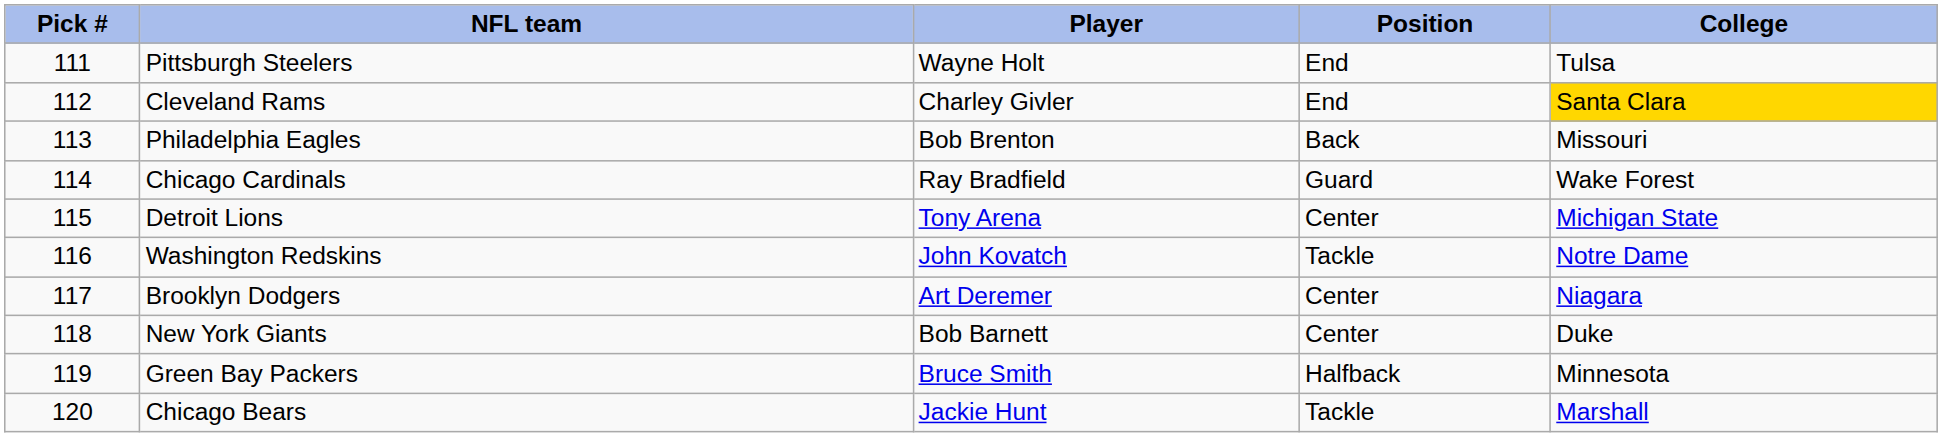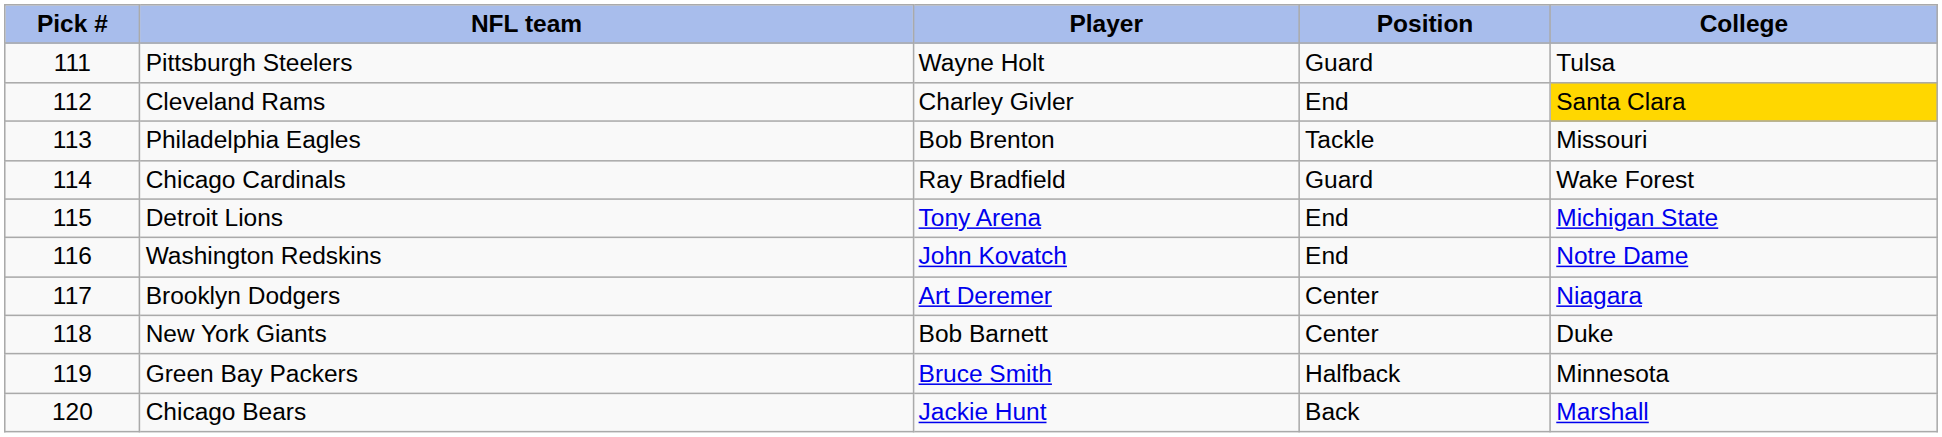(1327, 62) End -> (1339, 62) Guard
(1332, 140) Back -> (1340, 140) Tackle
(1342, 218) Center -> (1327, 218) End
(1340, 256) Tackle -> (1327, 256) End
(1340, 412) Tackle -> (1332, 412) Back
